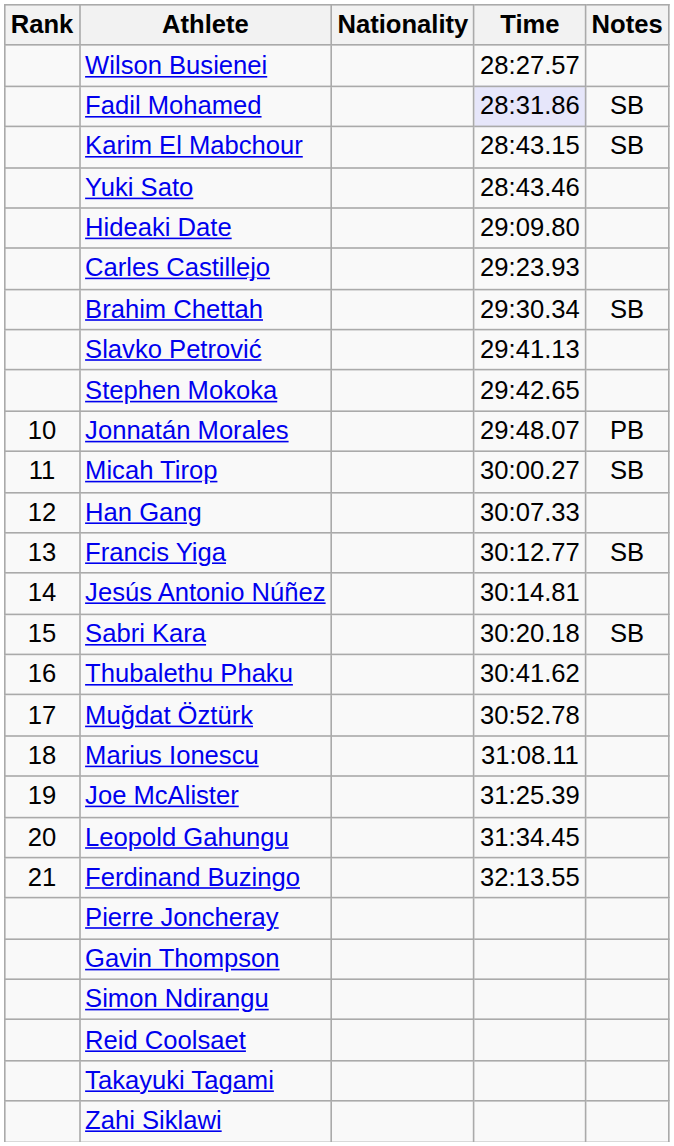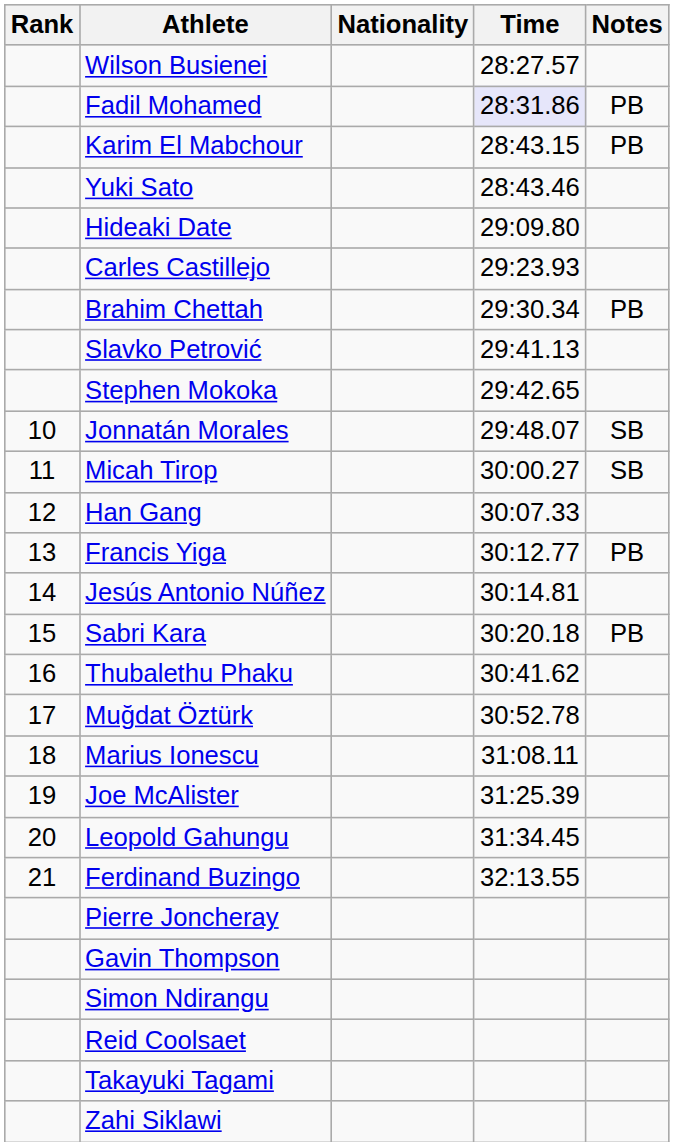(627, 106) SB -> (627, 106) PB
(627, 146) SB -> (627, 146) PB
(627, 308) SB -> (627, 308) PB
(627, 430) PB -> (627, 430) SB
(627, 552) SB -> (627, 552) PB
(627, 633) SB -> (627, 633) PB
